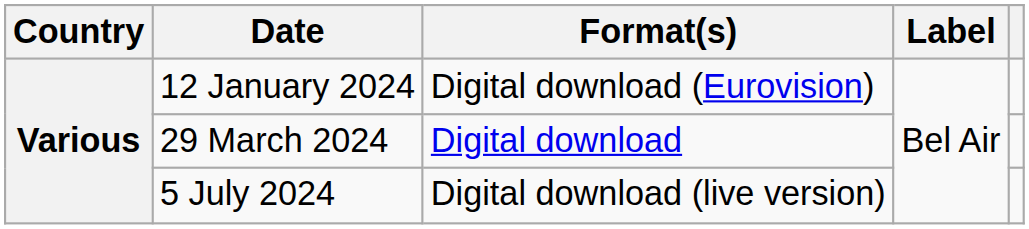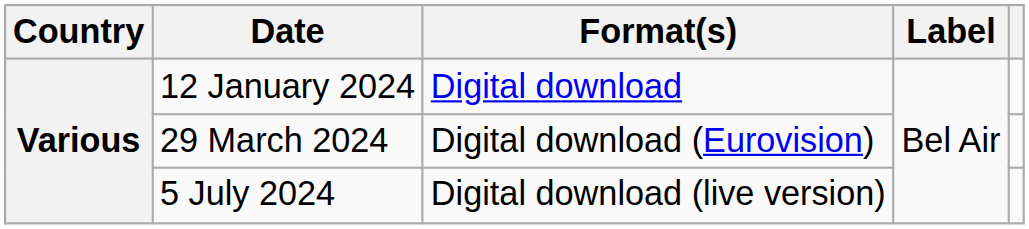(653, 85) Digital download (Eurovision) -> (556, 85) Digital download
(556, 140) Digital download -> (653, 140) Digital download (Eurovision)
